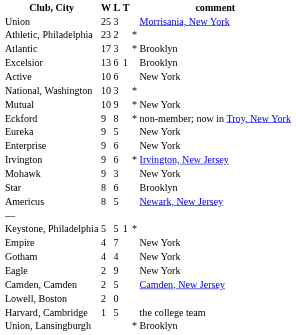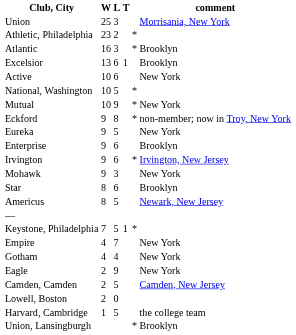(106, 49) 17 -> (106, 49) 16
(116, 90) 3 -> (116, 90) 5
(160, 146) New York -> (159, 146) Brooklyn
(103, 229) 5 -> (103, 229) 7
